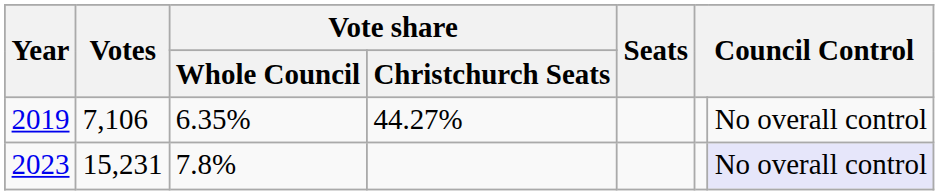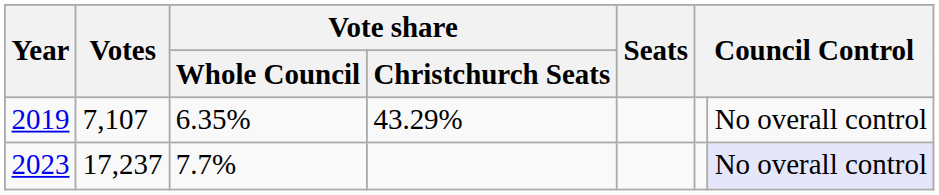(115, 119) 7,106 -> (115, 119) 7,107
(418, 119) 44.27% -> (418, 119) 43.29%
(123, 165) 15,231 -> (123, 165) 17,237
(206, 165) 7.8% -> (206, 165) 7.7%
